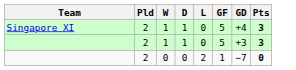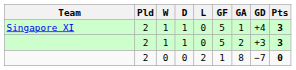+ column: (241, 12)
